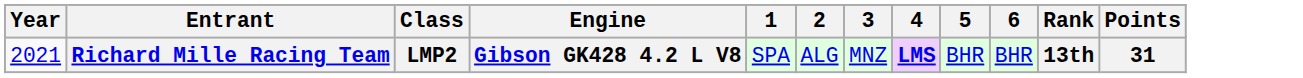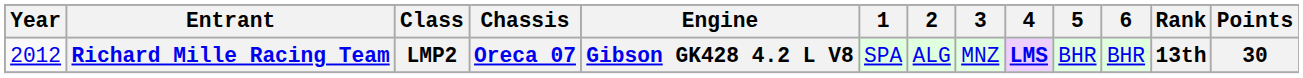+ column: (525, 22)
(36, 55) 2021 -> (36, 55) 2012
(1143, 55) 31 -> (1255, 55) 30
